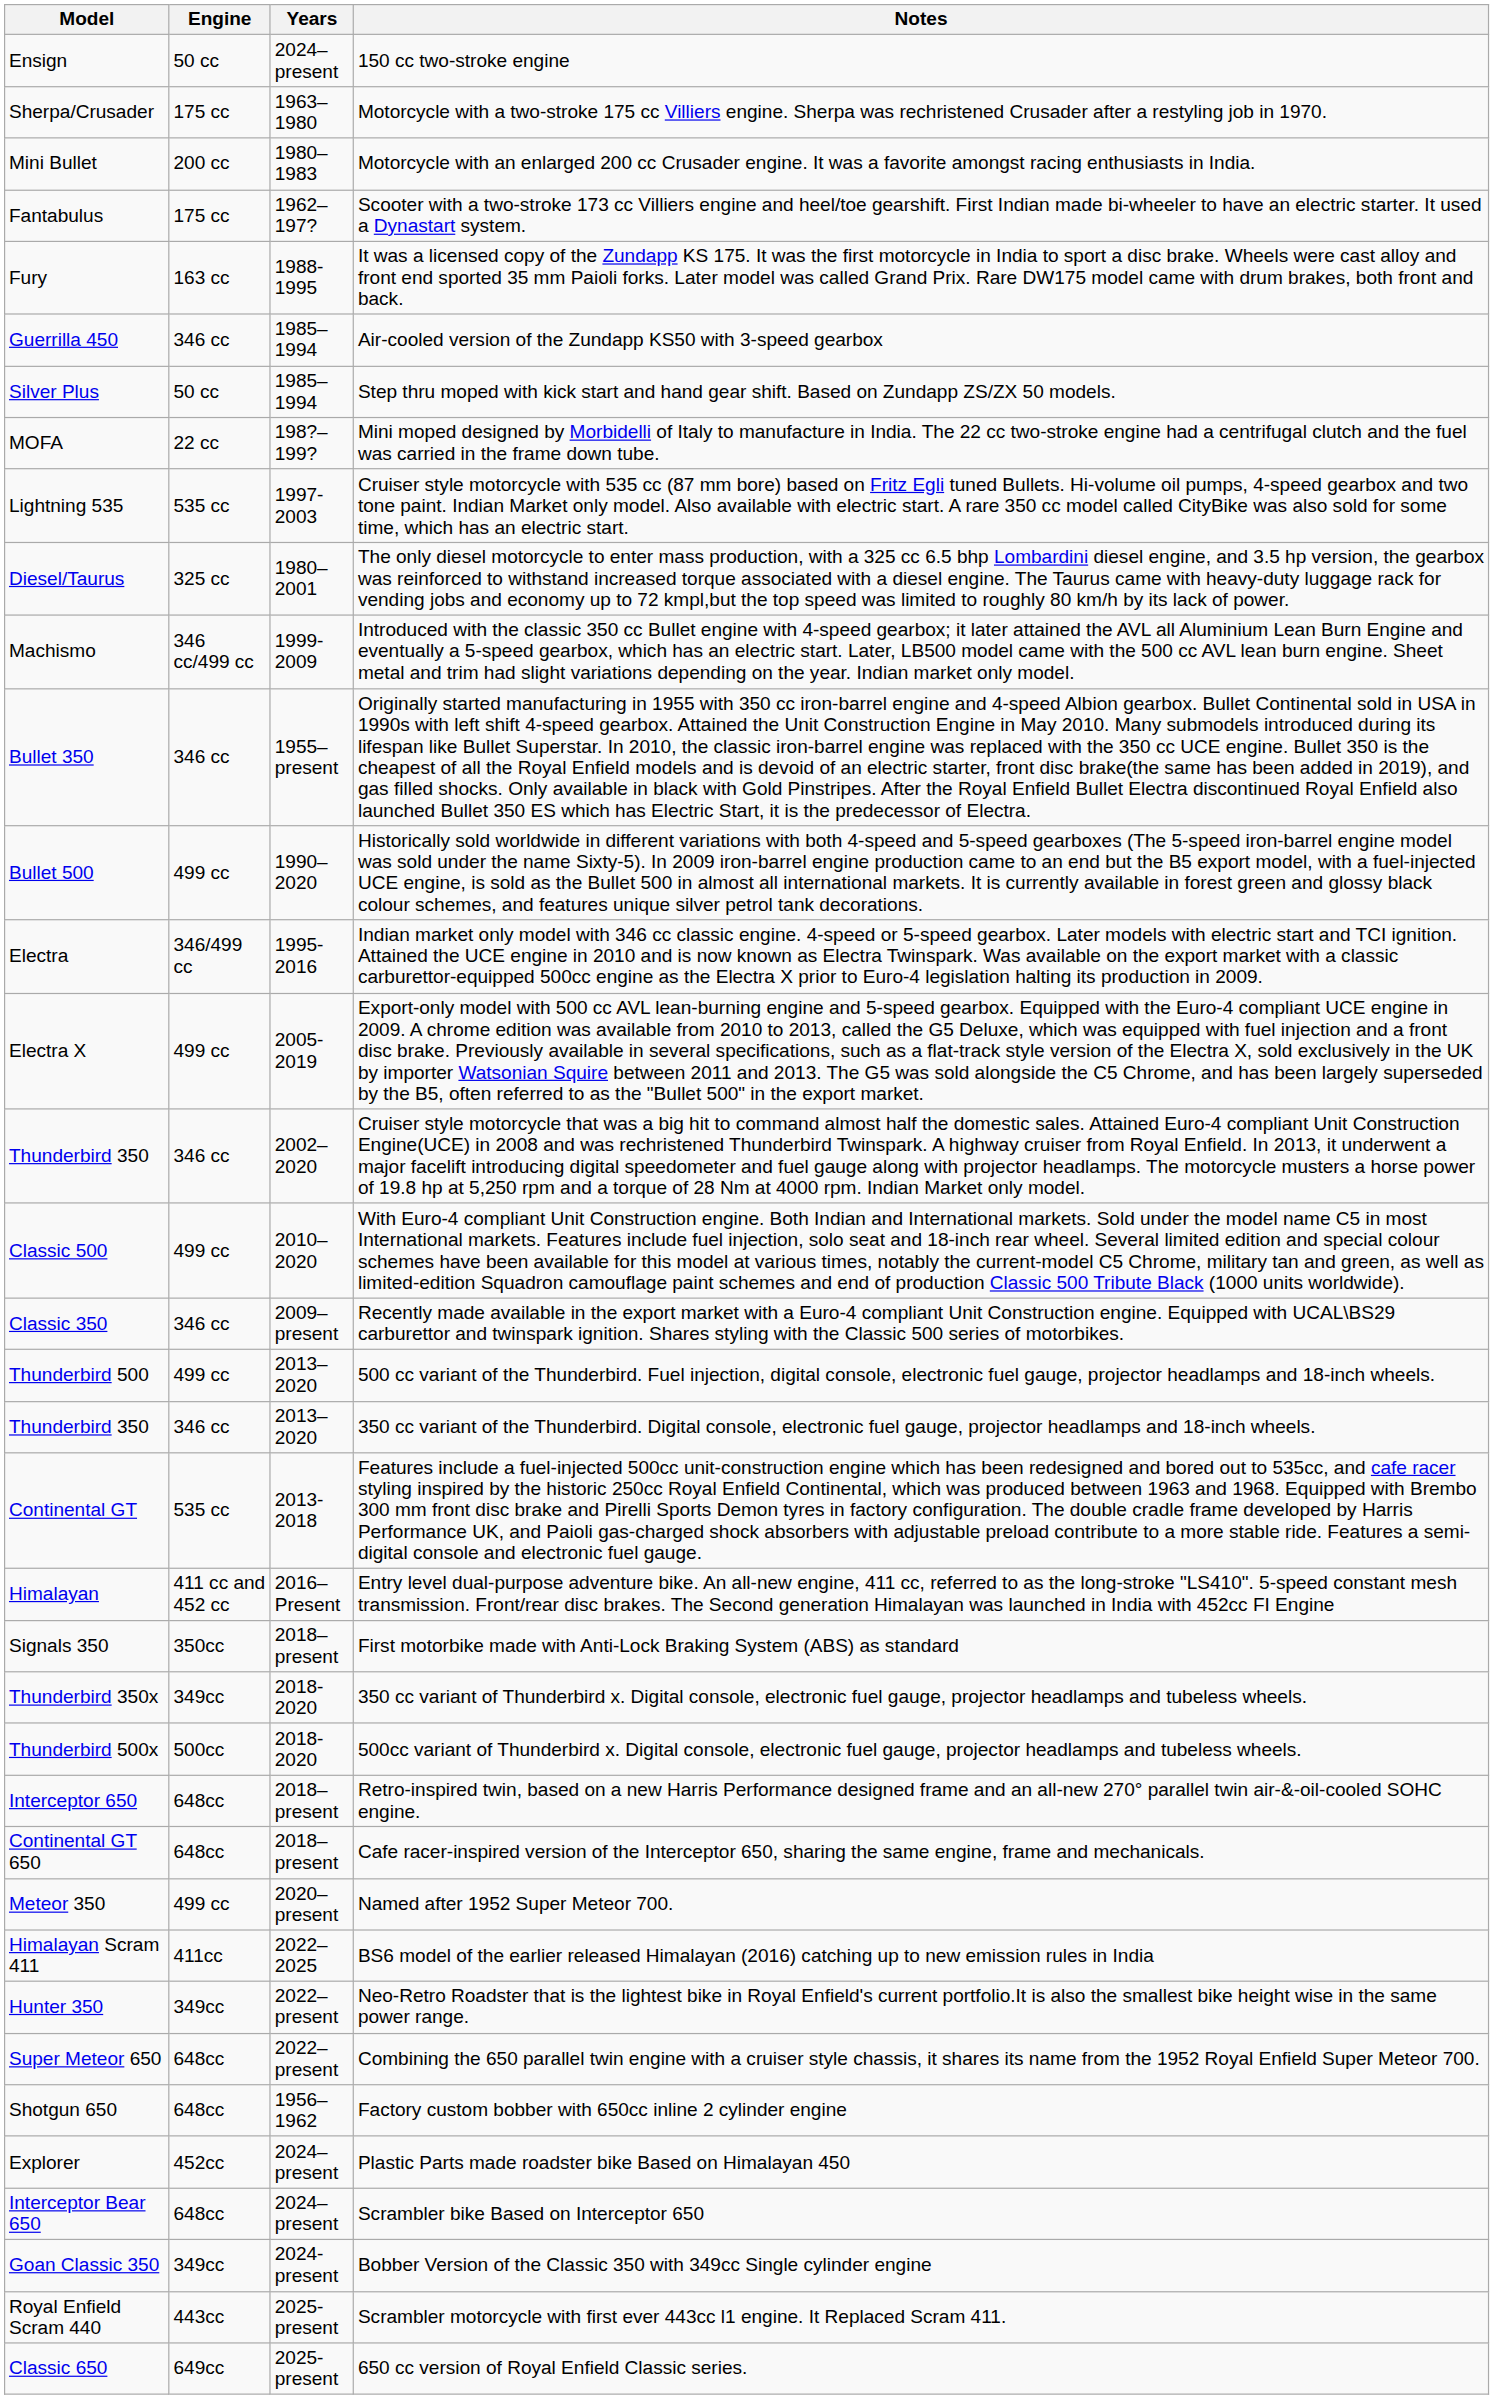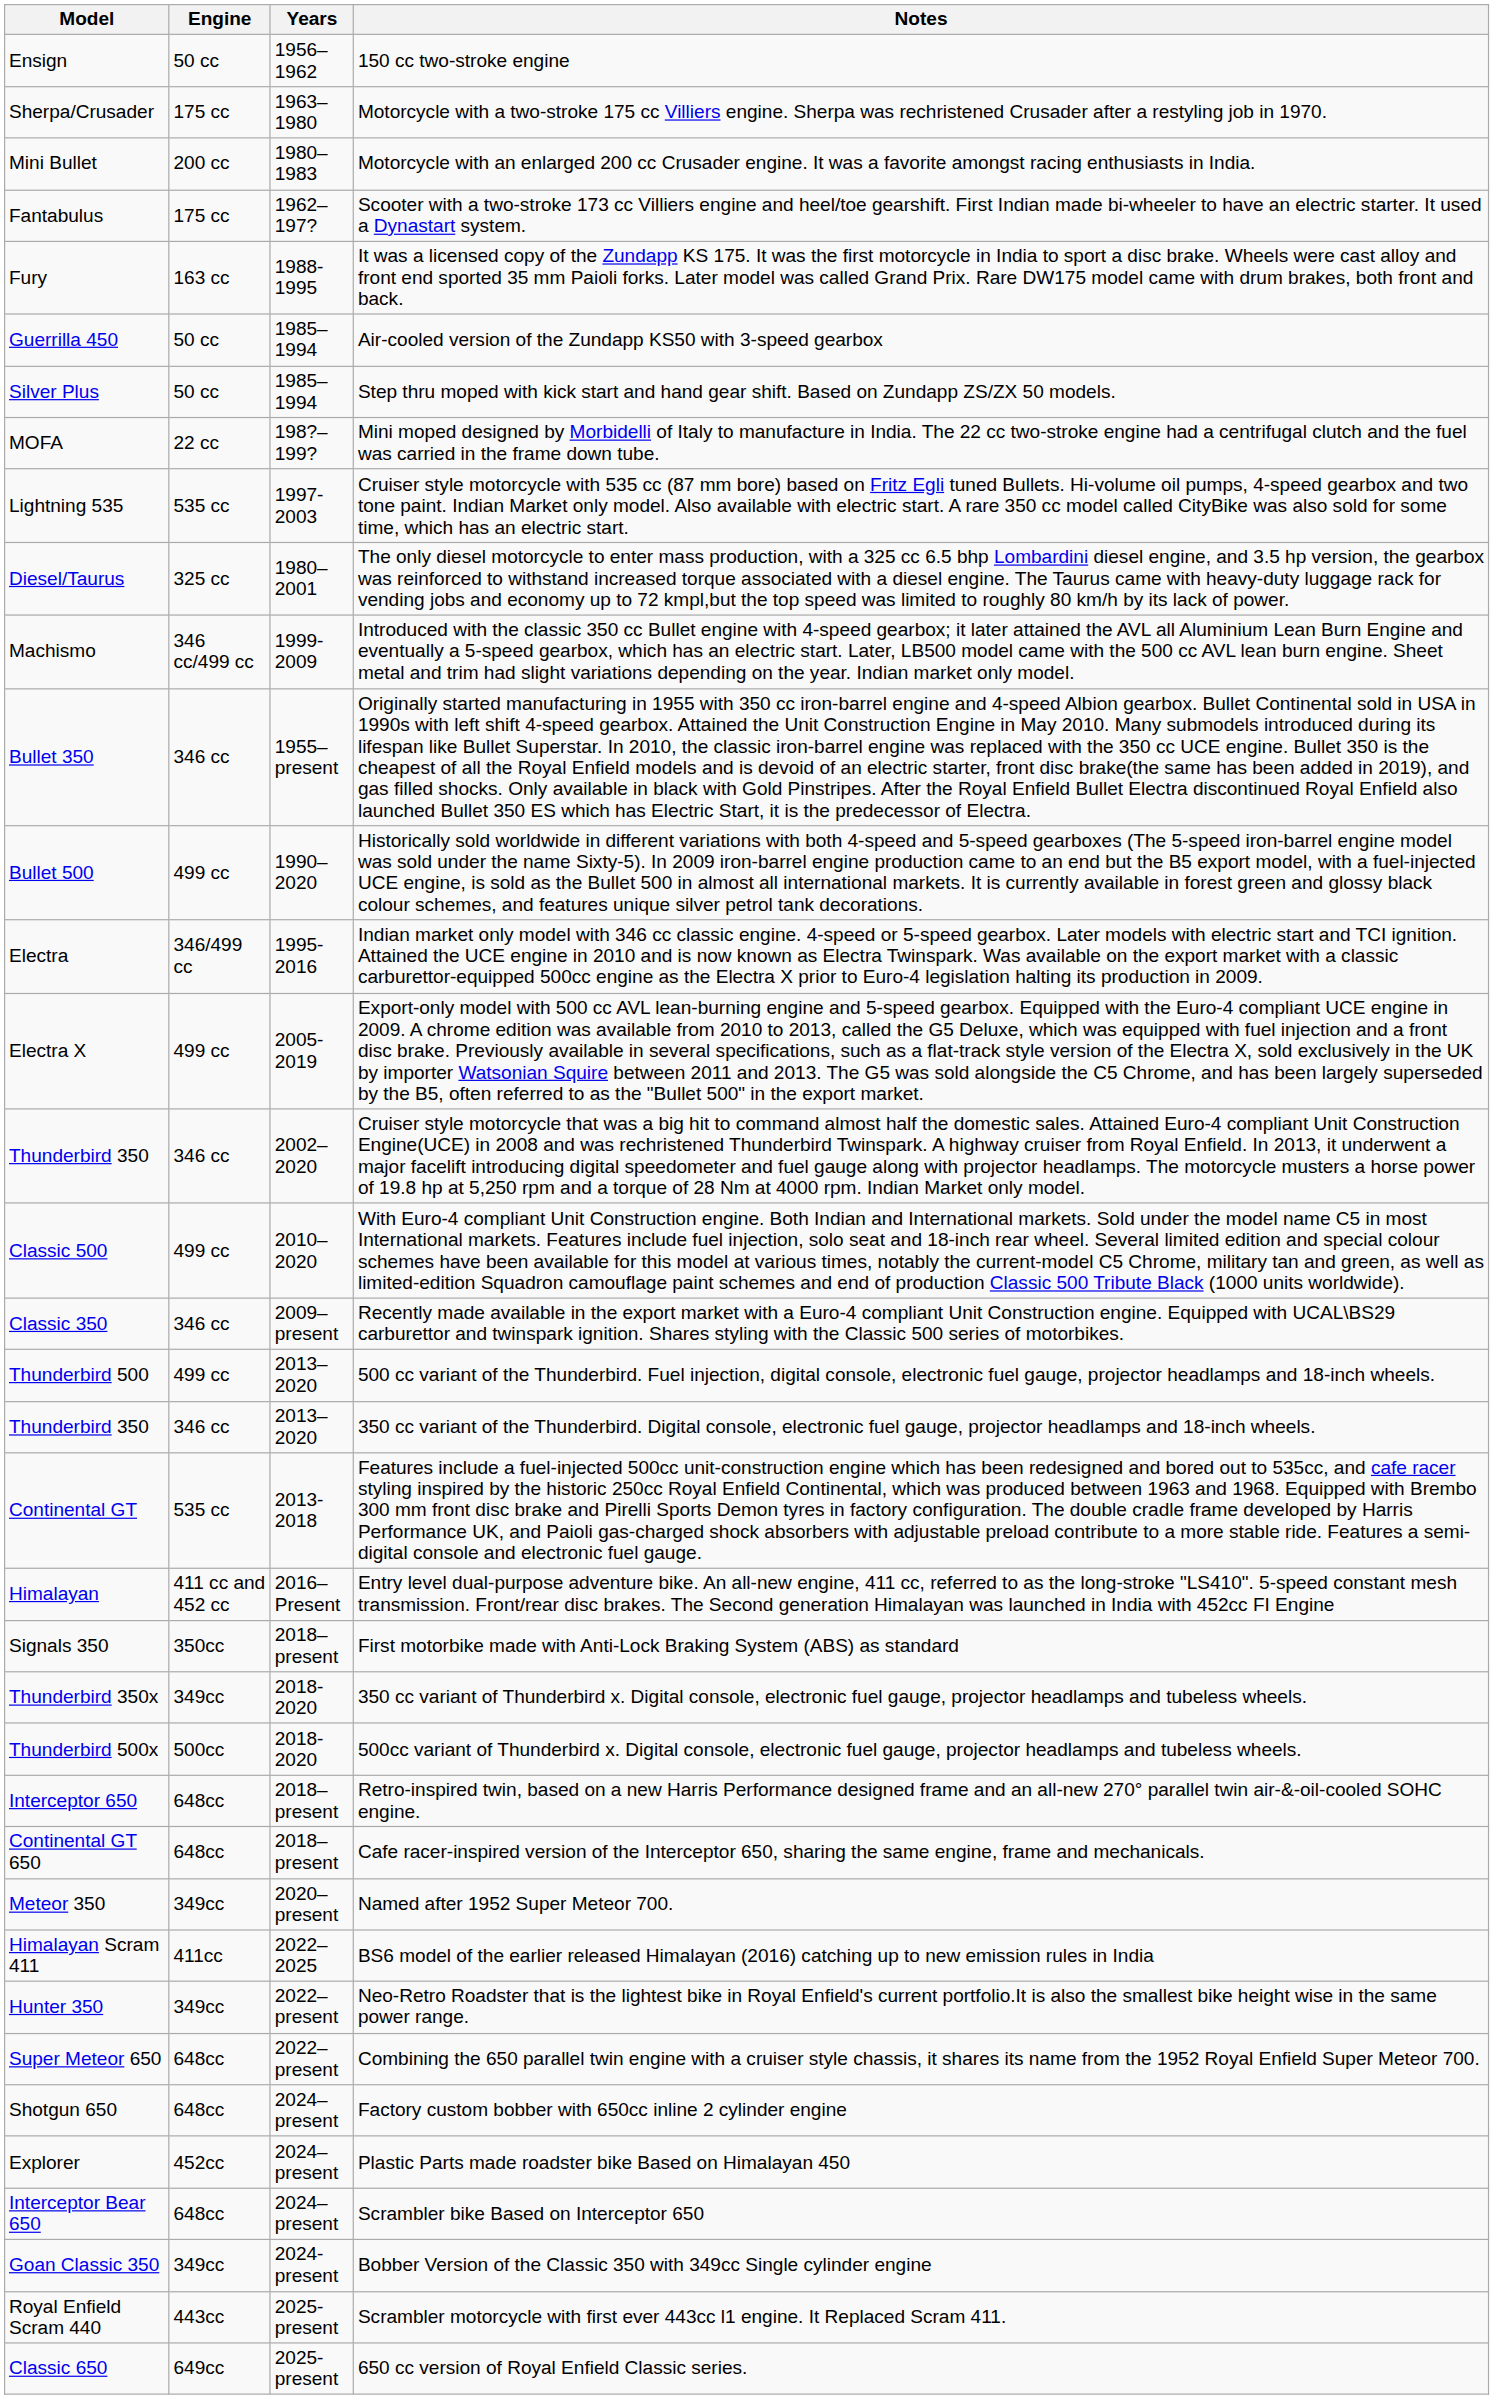(307, 60) 2024–present -> (301, 60) 1956–1962
(202, 340) 346 cc -> (196, 340) 50 cc
(202, 1903) 499 cc -> (199, 1903) 349cc
(301, 2110) 1956–1962 -> (307, 2110) 2024–present
